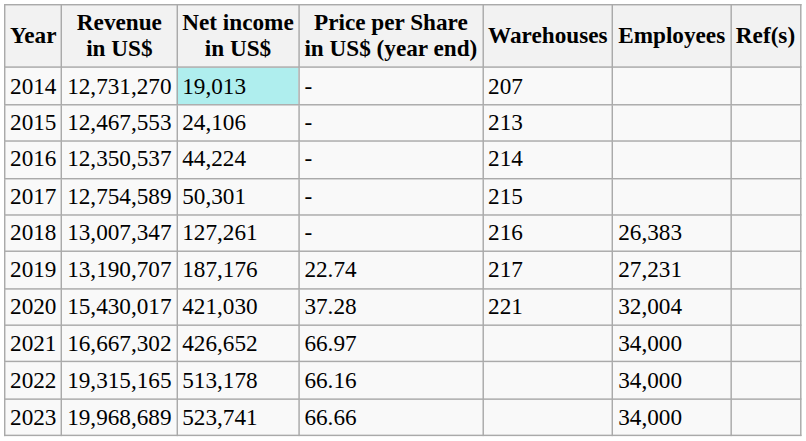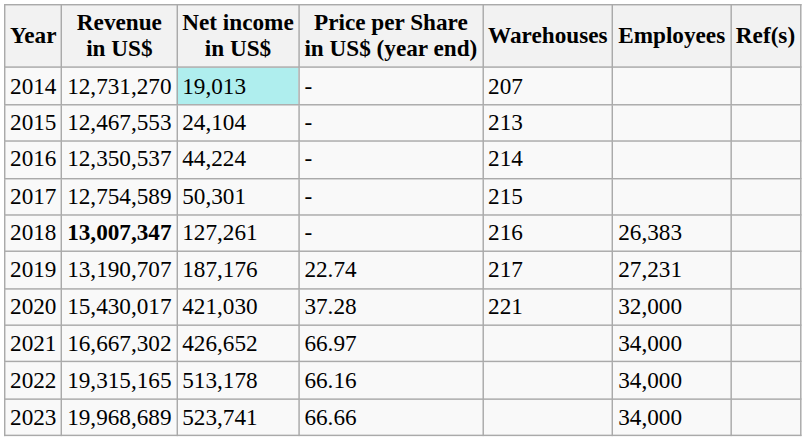(214, 122) 24,106 -> (214, 122) 24,104
(119, 232) normal -> (119, 232) bold
(650, 306) 32,004 -> (650, 306) 32,000
